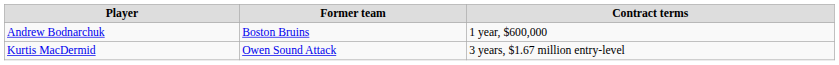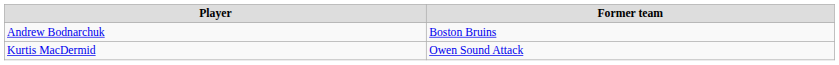- column: (650, 13)
